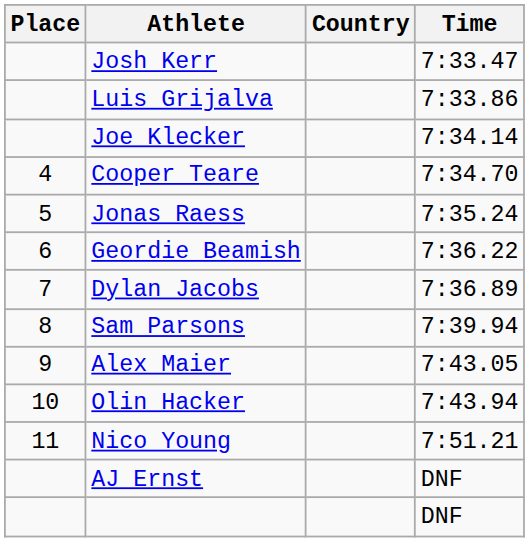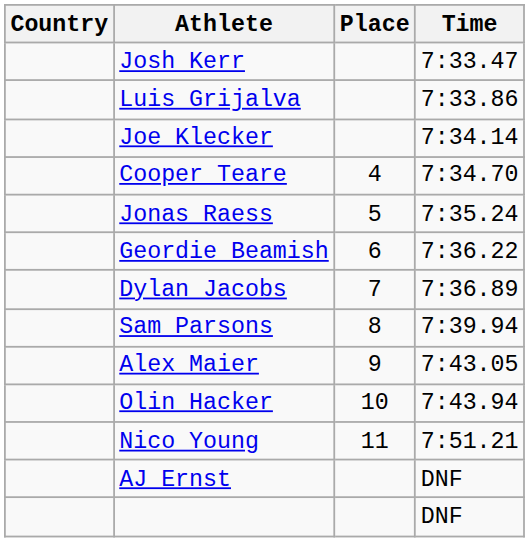columns swapped: (45, 24) <-> (361, 24)
